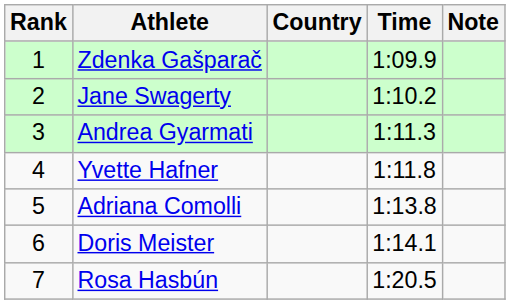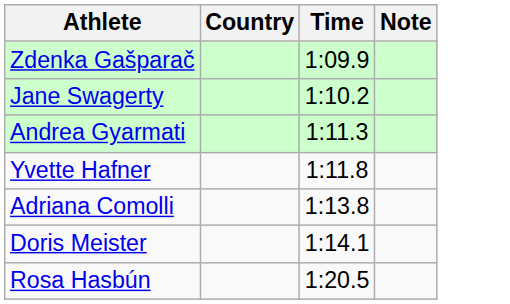- column: (38, 22)
